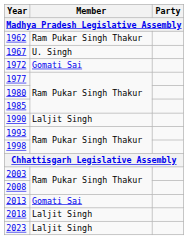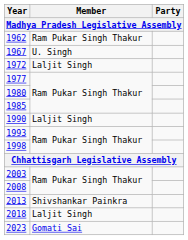(57, 65) Gomati Sai -> (62, 65) Laljit Singh
(57, 201) Gomati Sai -> (80, 201) Shivshankar Painkra
(62, 228) Laljit Singh -> (57, 228) Gomati Sai
